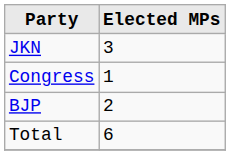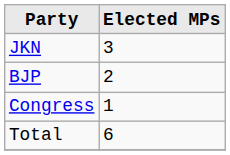rows swapped: (25, 106) <-> (52, 77)
